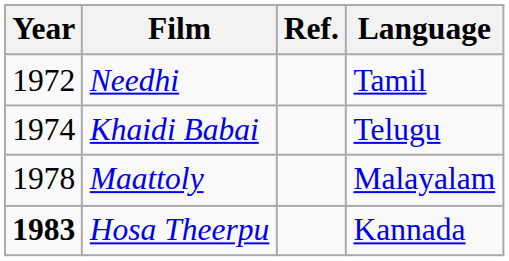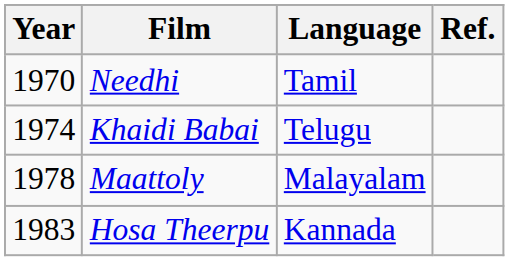columns swapped: (424, 29) <-> (311, 29)
(44, 79) 1972 -> (44, 79) 1970
(44, 229) bold -> (44, 229) normal
